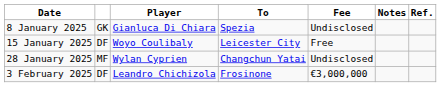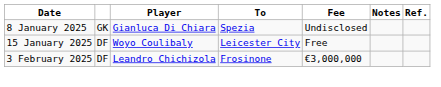- row: (49, 58)
